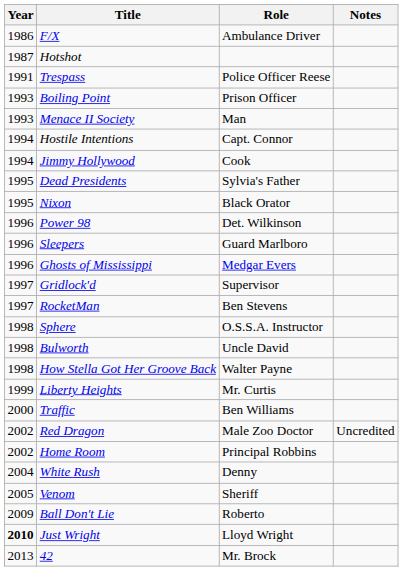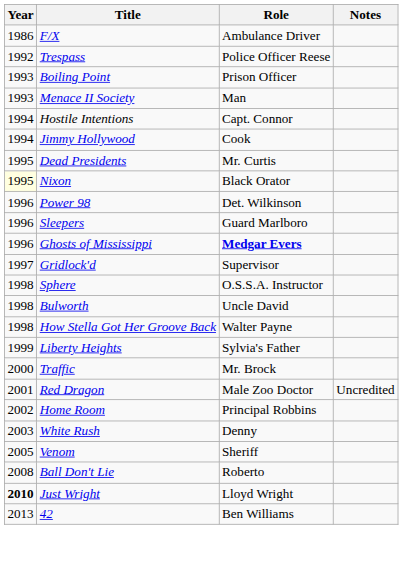- row: (60, 56)
(21, 77) 1991 -> (21, 56) 1992
(261, 181) Sylvia's Father -> (249, 160) Mr. Curtis
(21, 202) no background -> (21, 181) lightyellow background
(259, 264) normal -> (262, 243) bold
- row: (70, 306)
(249, 389) Mr. Curtis -> (261, 347) Sylvia's Father
(258, 410) Ben Williams -> (249, 368) Mr. Brock
(21, 431) 2002 -> (21, 389) 2001
(21, 472) 2004 -> (21, 431) 2003
(21, 514) 2009 -> (21, 472) 2008
(249, 555) Mr. Brock -> (258, 514) Ben Williams
